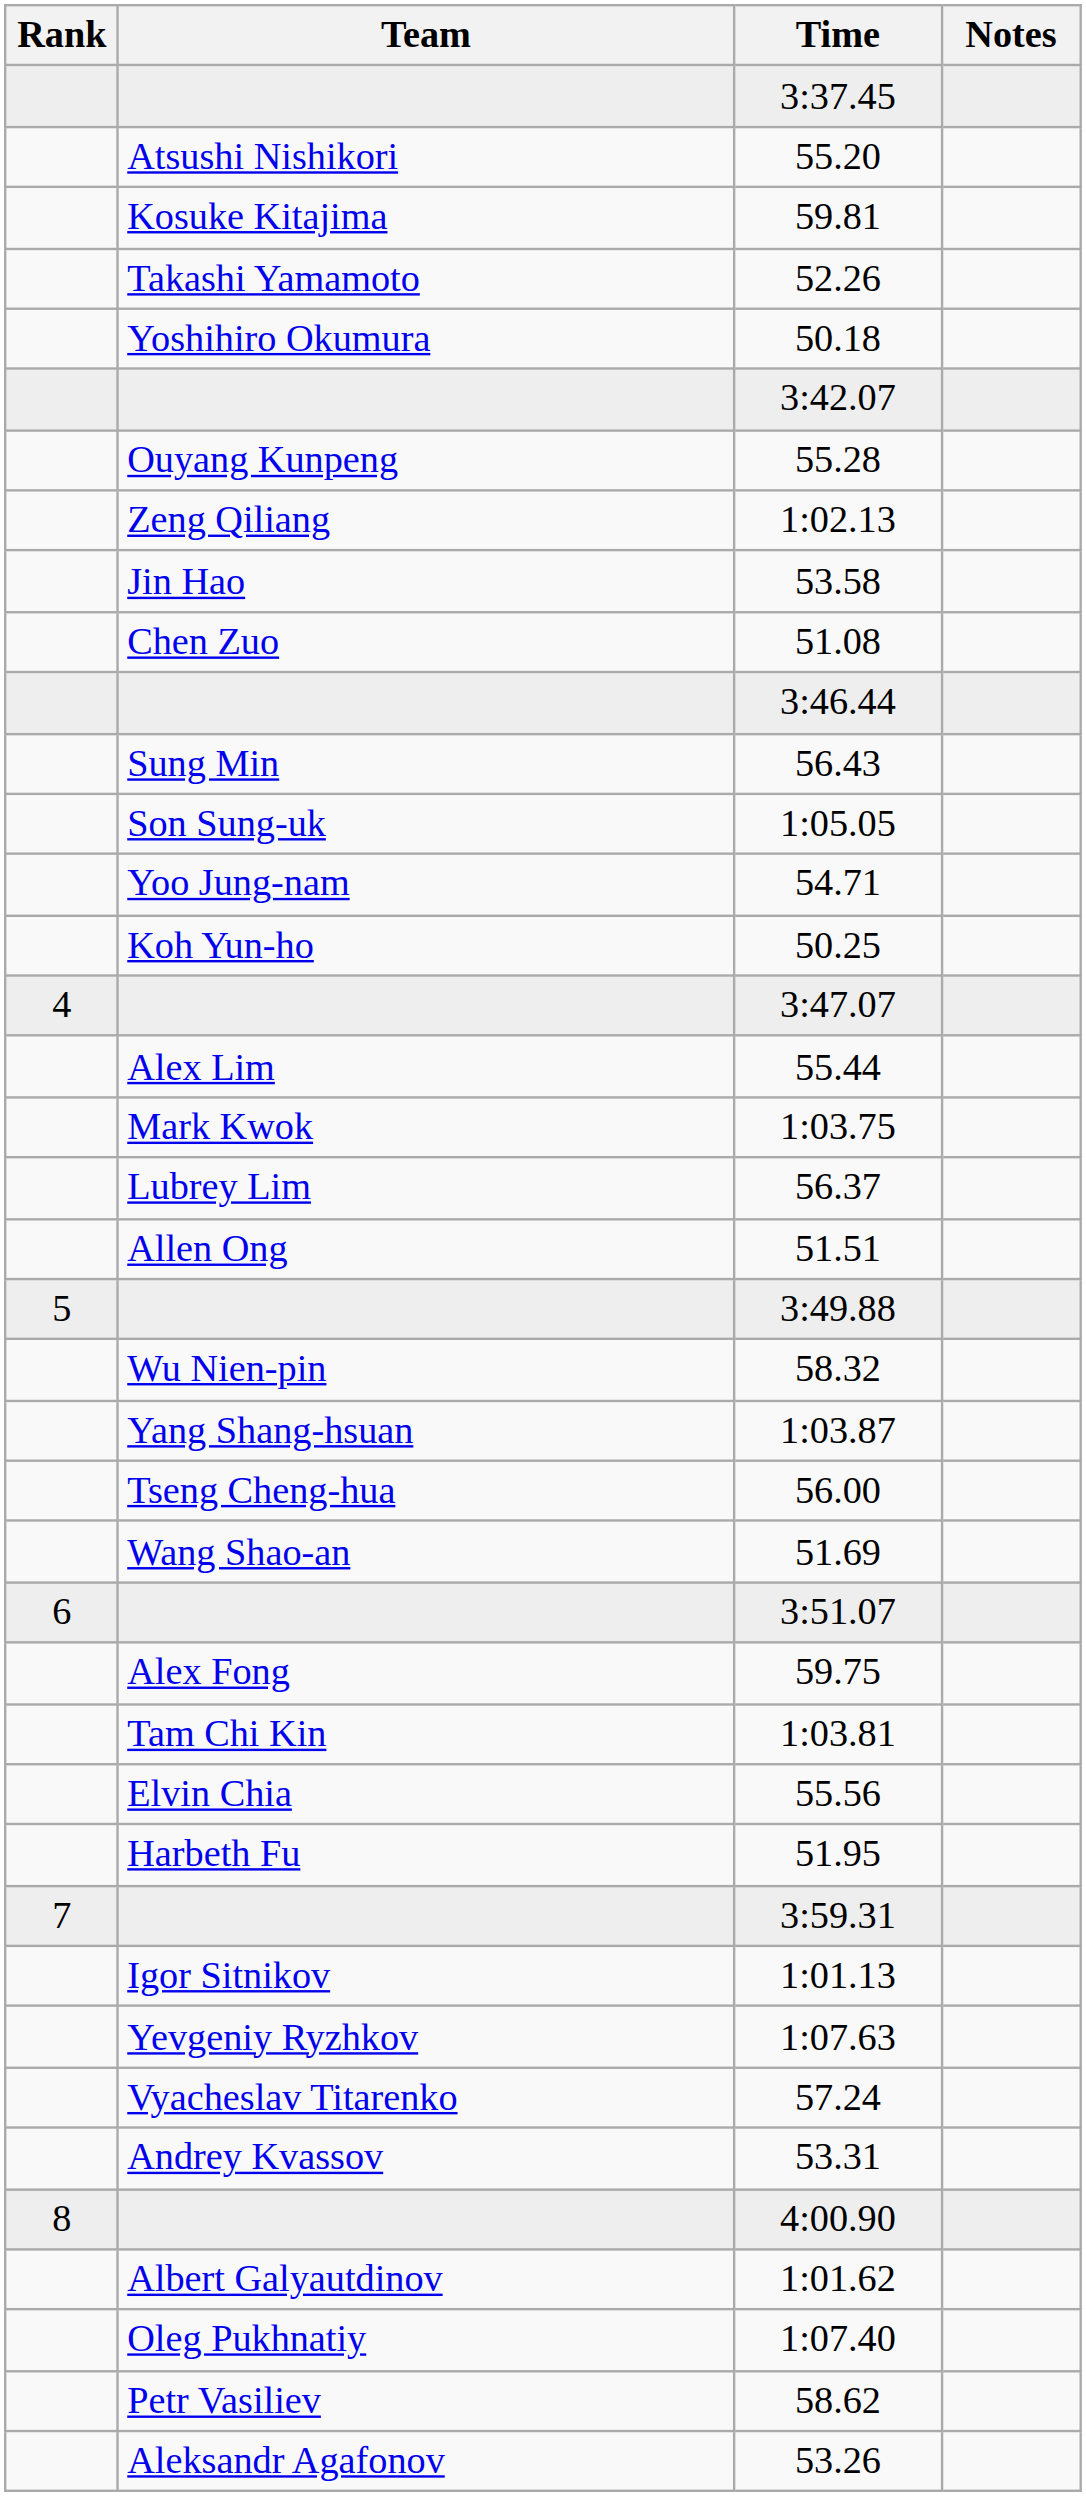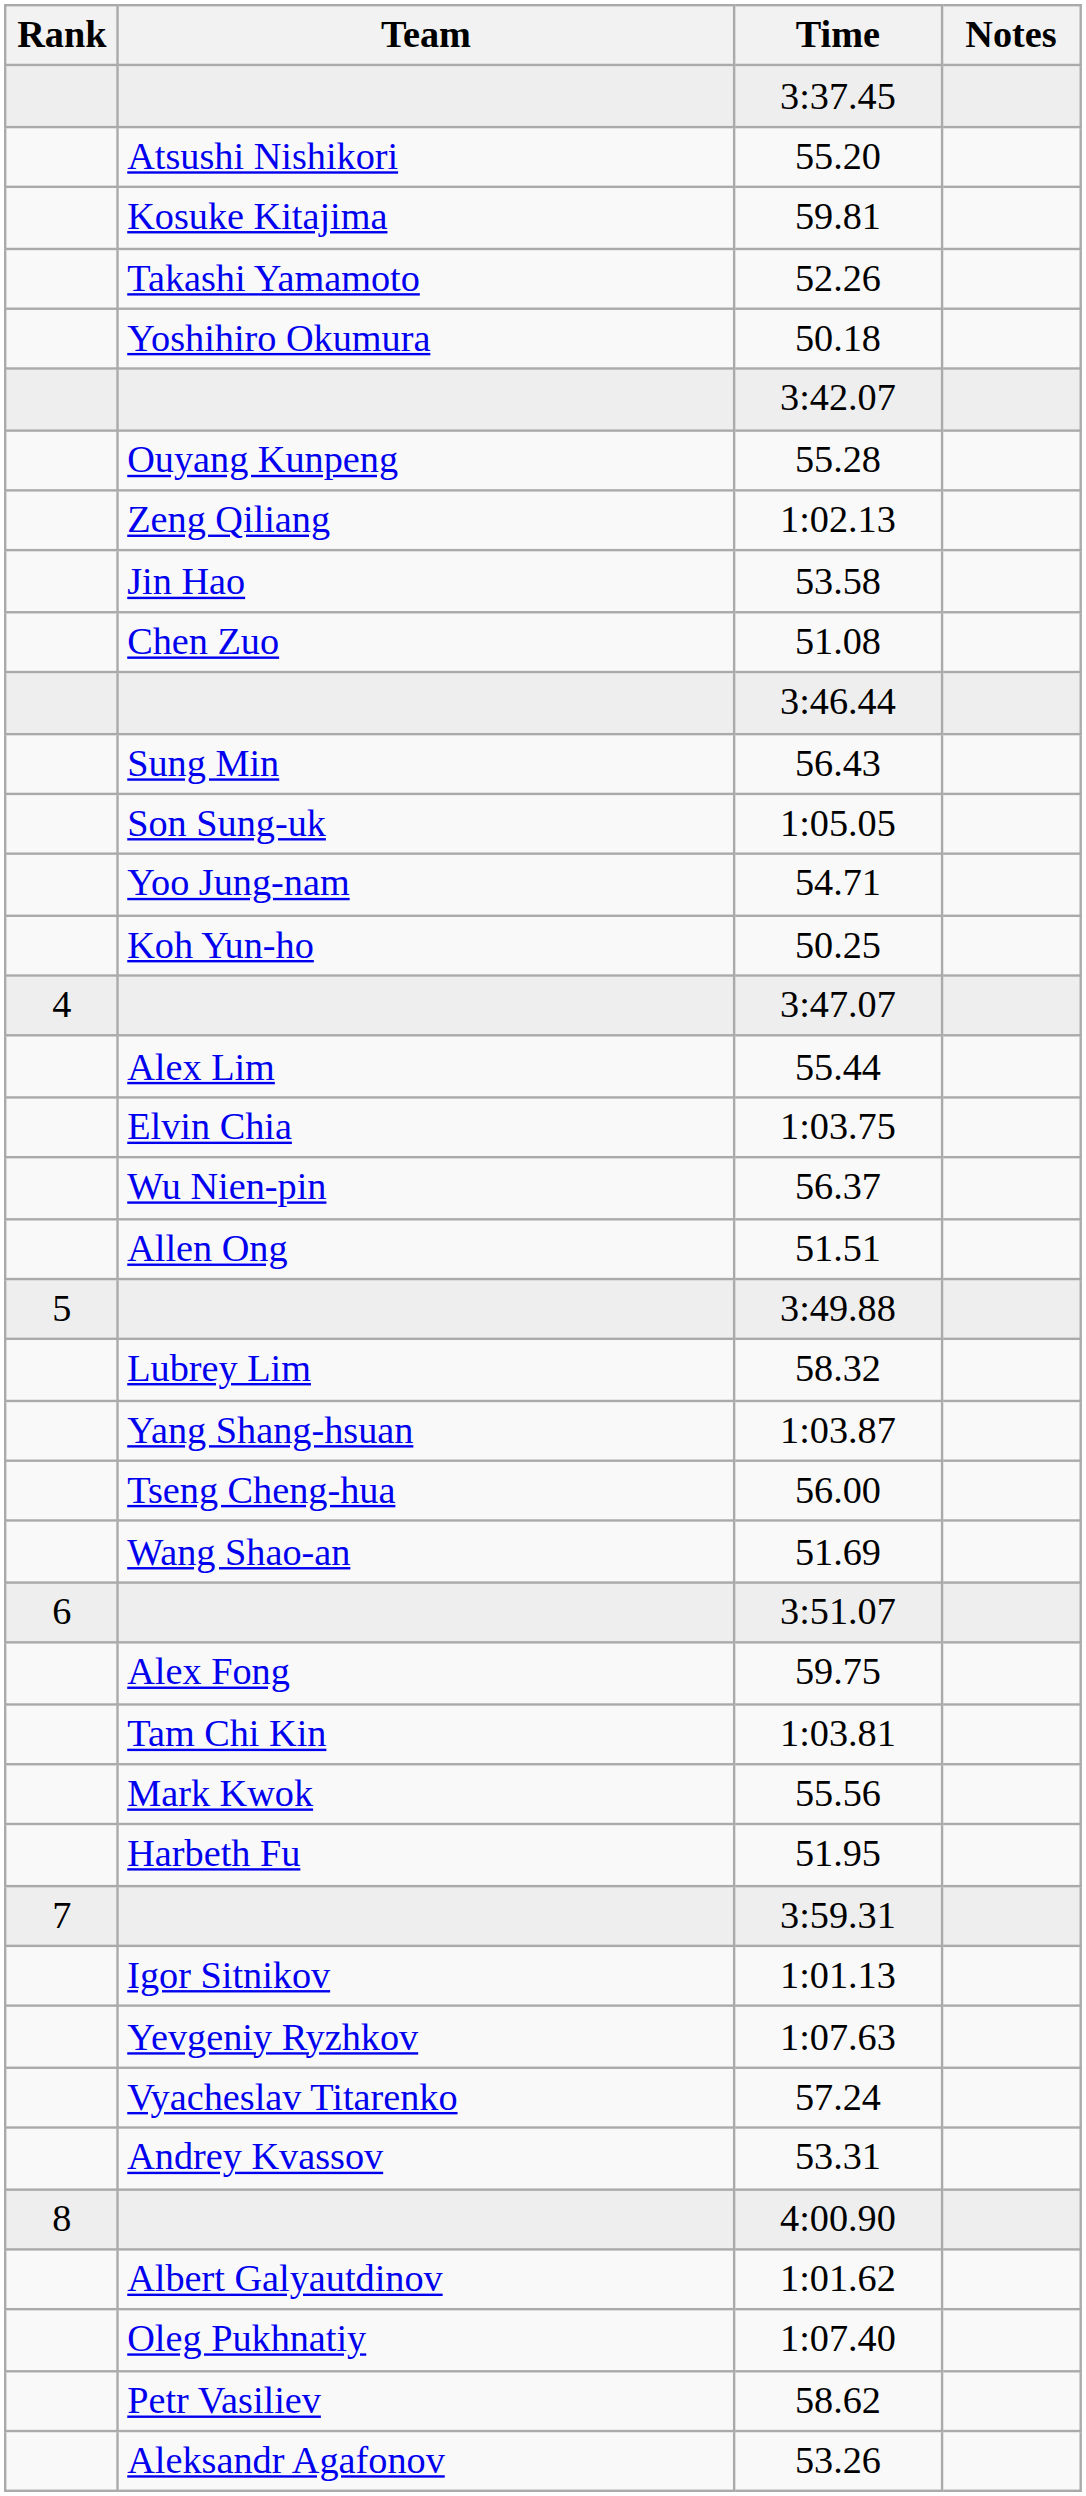(220, 1126) Mark Kwok -> (210, 1126) Elvin Chia
(219, 1187) Lubrey Lim -> (227, 1187) Wu Nien-pin
(227, 1369) Wu Nien-pin -> (219, 1369) Lubrey Lim
(210, 1793) Elvin Chia -> (220, 1793) Mark Kwok
